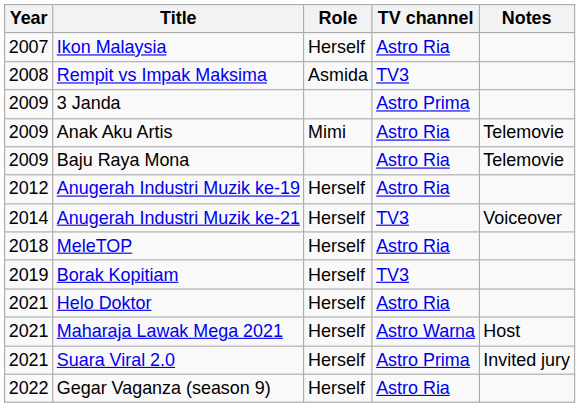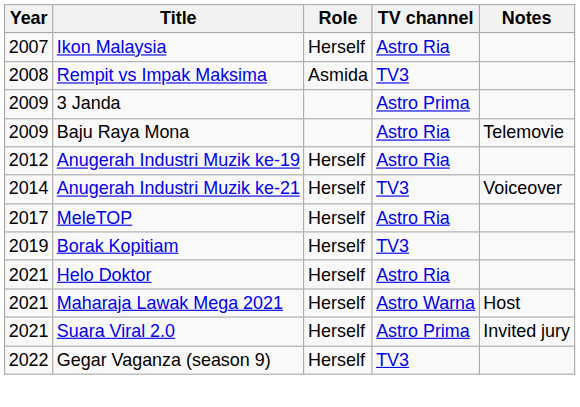- row: (115, 132)
(29, 246) 2018 -> (29, 217) 2017
(413, 388) Astro Ria -> (393, 359) TV3
